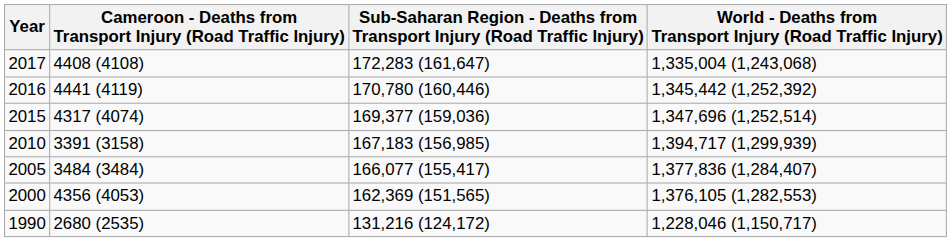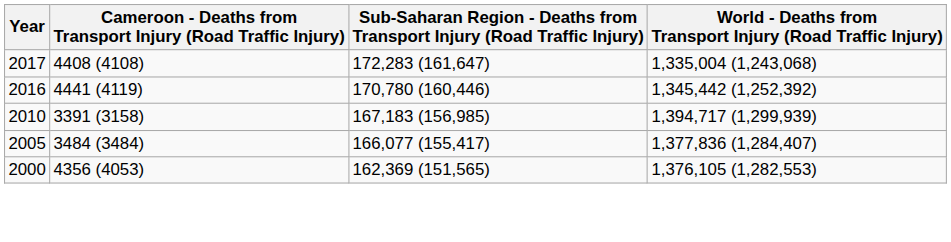- row: (27, 116)
- row: (27, 223)
